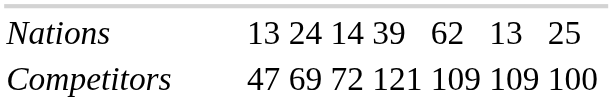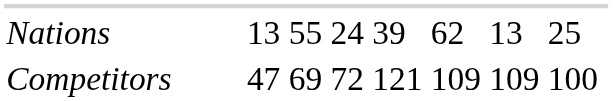(305, 32) 24 -> (305, 32) 55
(347, 32) 14 -> (347, 32) 24
